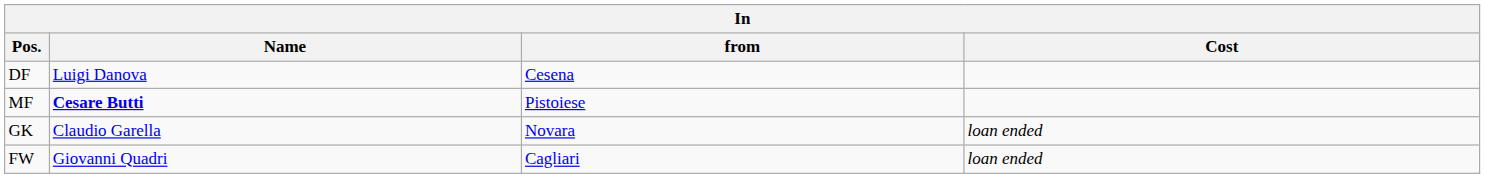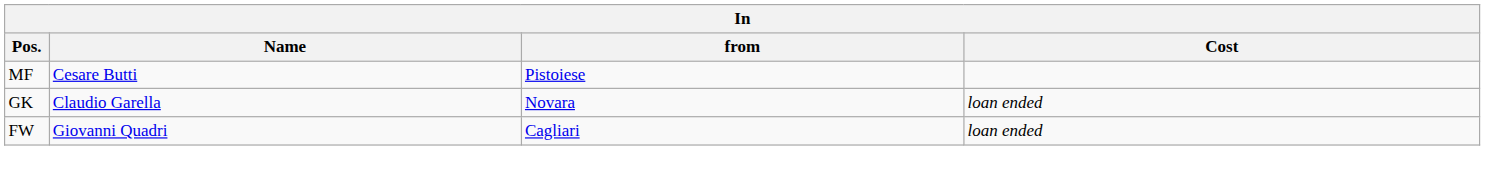- row: (19, 74)
(98, 102) bold -> (95, 74) normal
